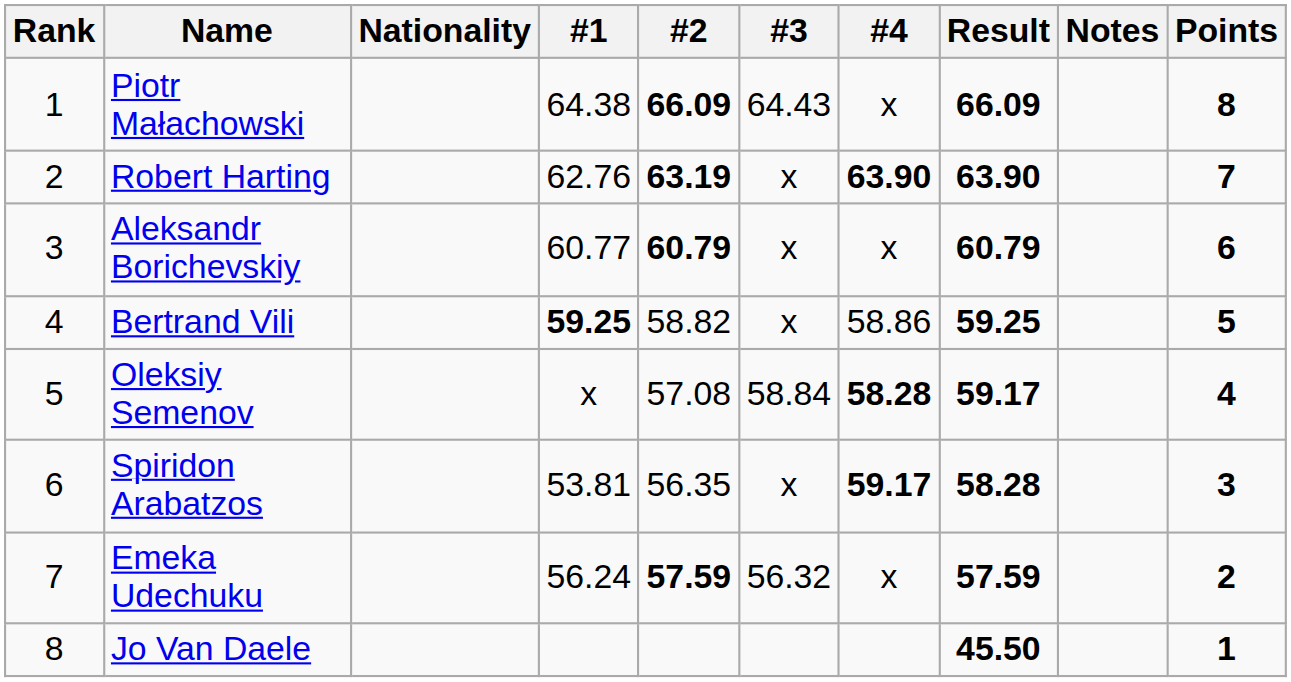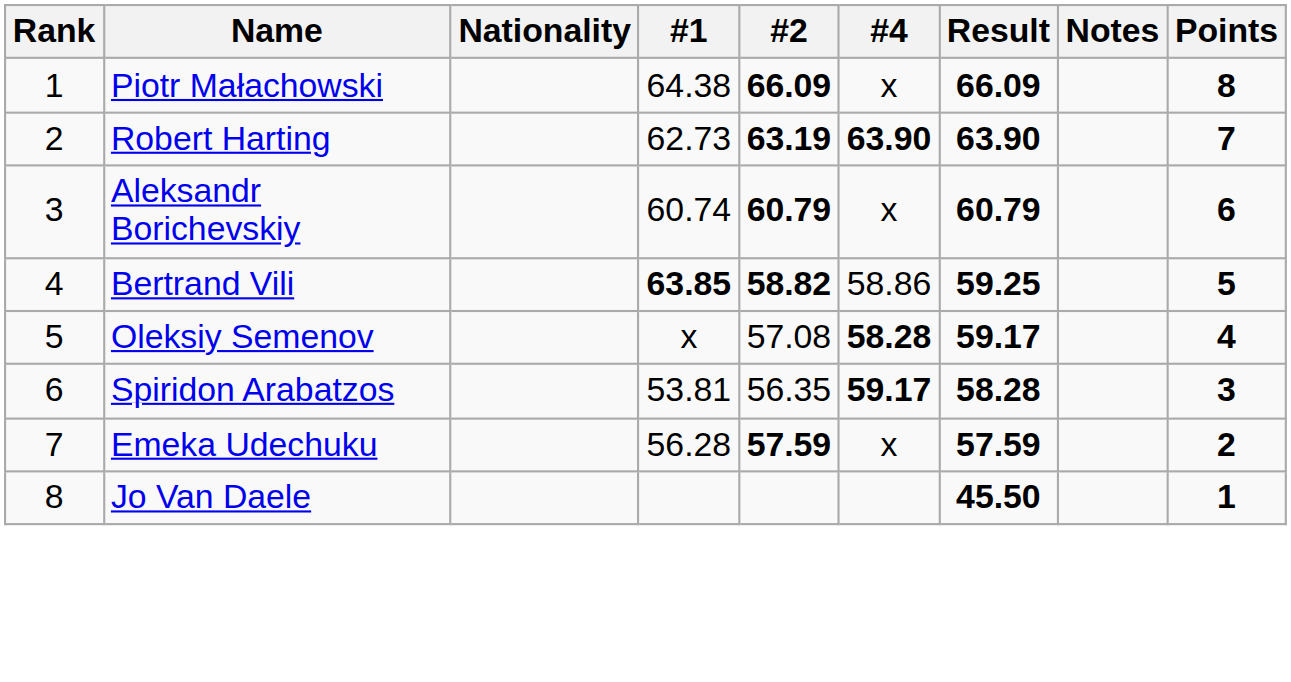- column: (789, 31)
(589, 176) 62.76 -> (689, 138) 62.73
(589, 248) 60.77 -> (689, 210) 60.74
(589, 321) 59.25 -> (689, 283) 63.85
(689, 321) normal -> (789, 283) bold
(589, 576) 56.24 -> (689, 444) 56.28
